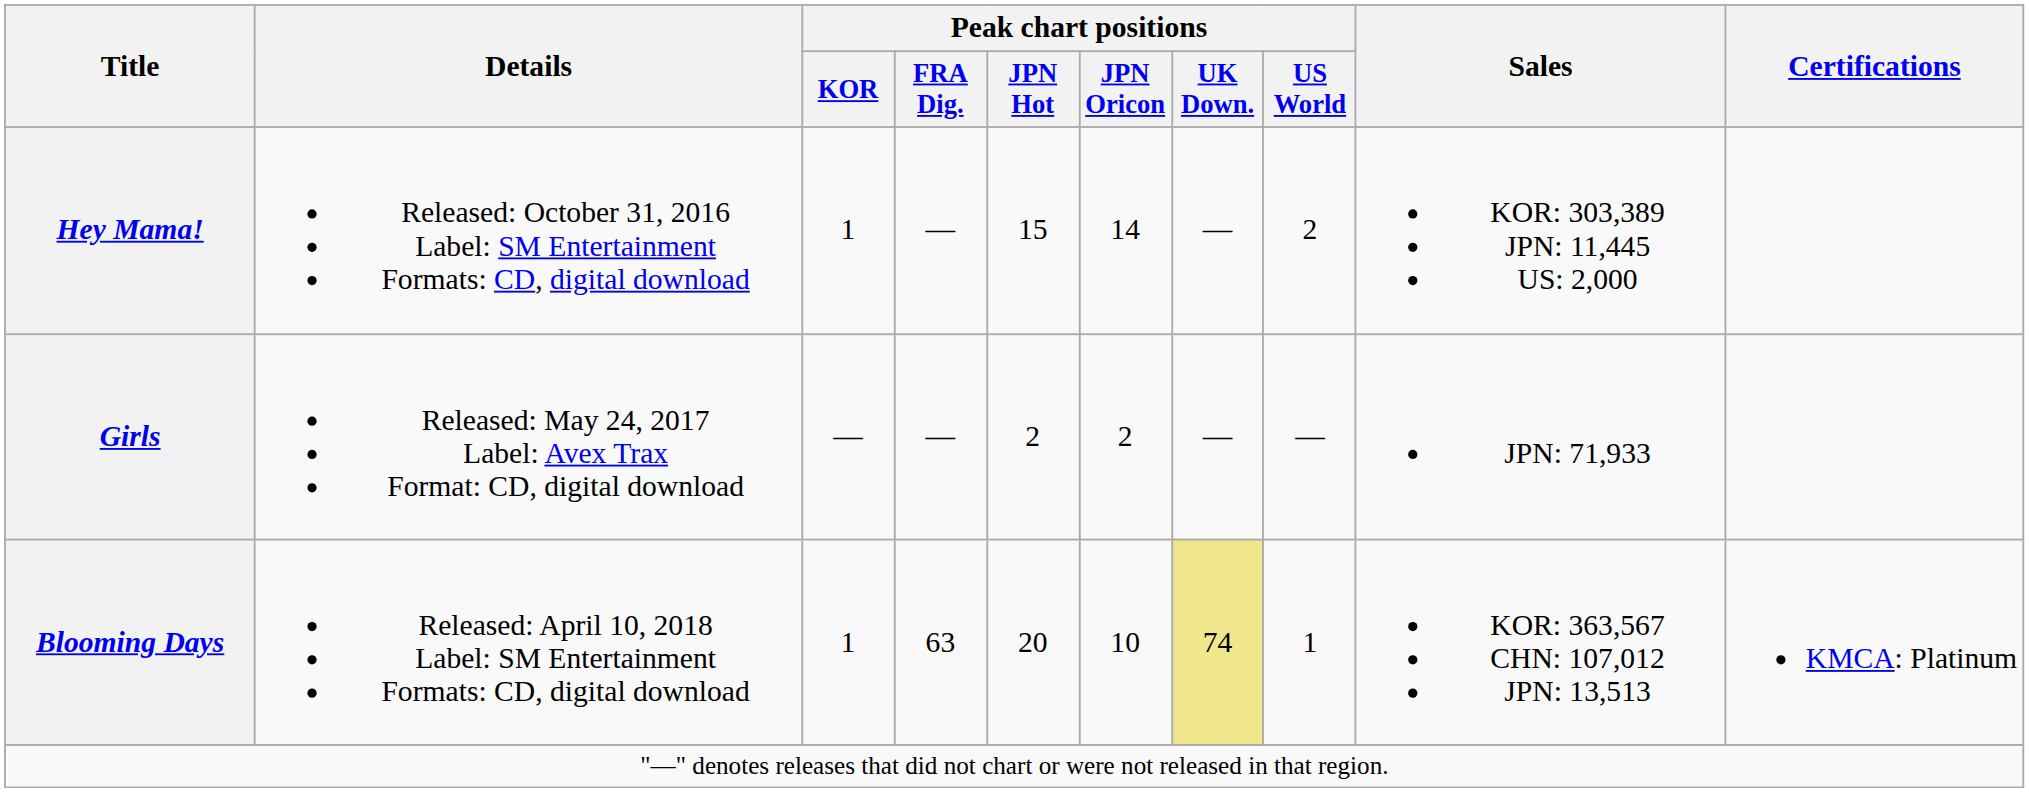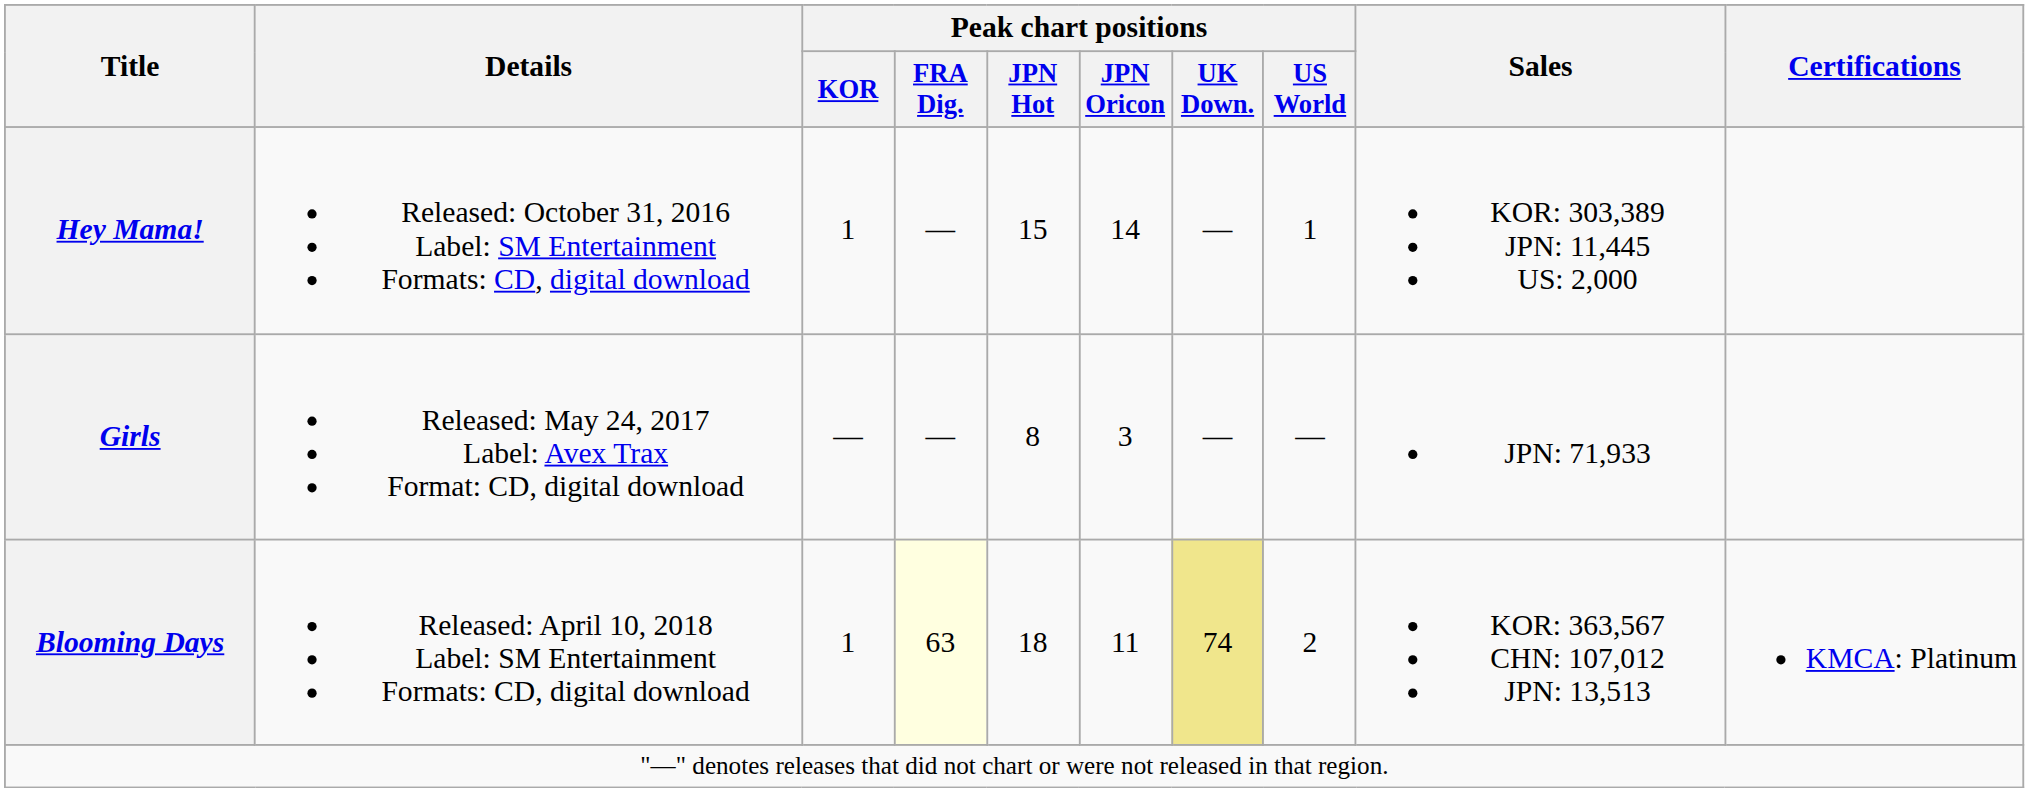(1310, 229) 2 -> (1310, 229) 1
(1033, 435) 2 -> (1033, 435) 8
(1125, 435) 2 -> (1125, 435) 3
(940, 641) no background -> (940, 641) lightyellow background
(1033, 641) 20 -> (1033, 641) 18
(1125, 641) 10 -> (1125, 641) 11
(1310, 641) 1 -> (1310, 641) 2
